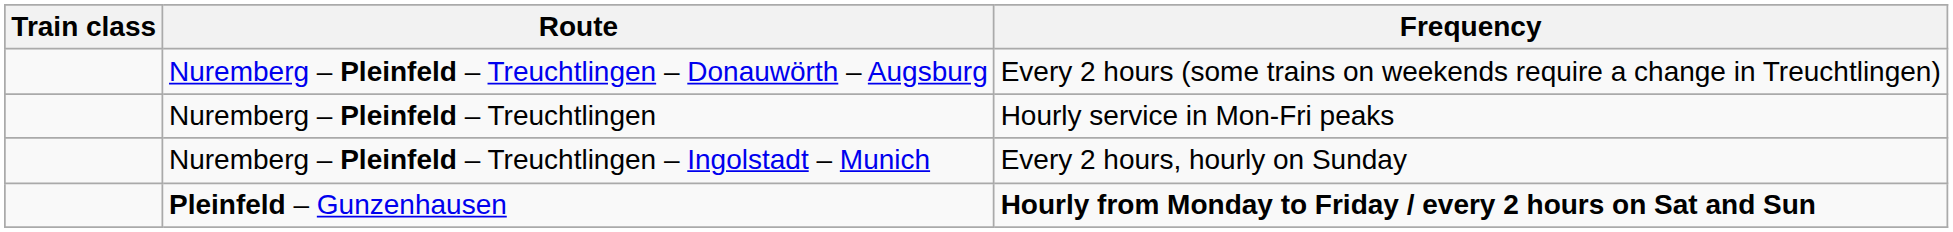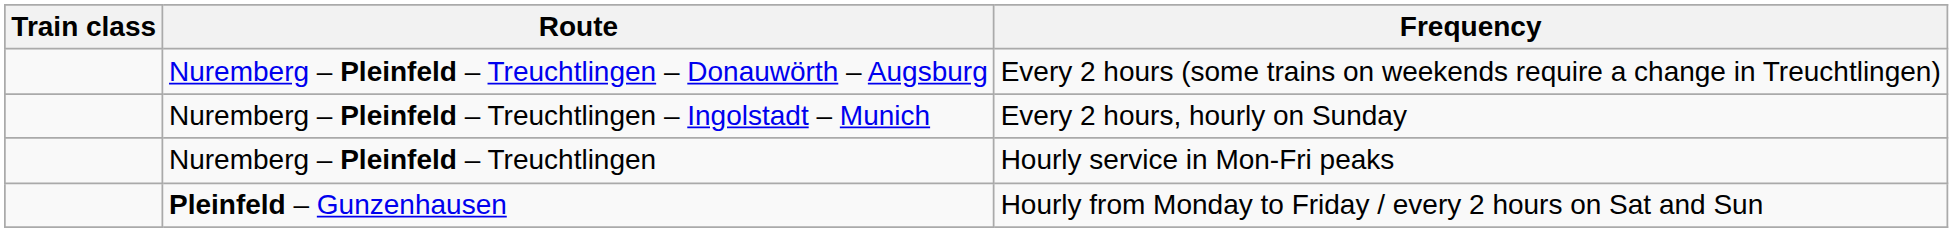rows swapped: (413, 115) <-> (550, 159)
(1408, 204) bold -> (1382, 204) normal
